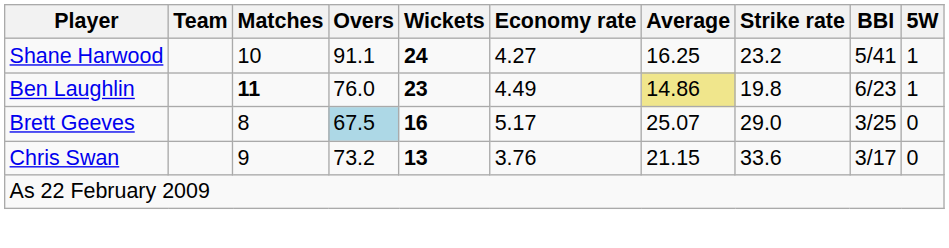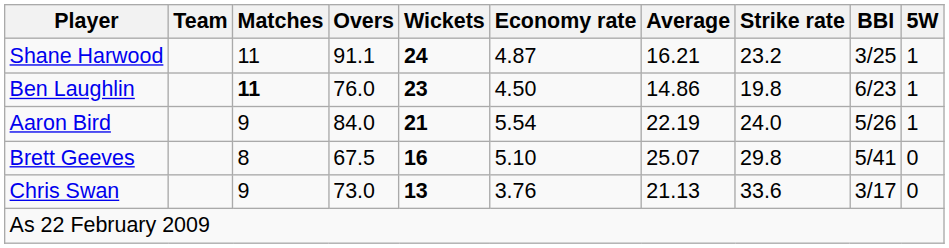(249, 55) 10 -> (249, 55) 11
(516, 55) 4.27 -> (516, 55) 4.87
(673, 55) 16.25 -> (673, 55) 16.21
(876, 55) 5/41 -> (876, 55) 3/25
(516, 89) 4.49 -> (516, 89) 4.50
(673, 89) khaki background -> (673, 89) no background
+ row: (60, 123)
(354, 123) lightblue background -> (354, 157) no background
(516, 123) 5.17 -> (516, 157) 5.10
(761, 123) 29.0 -> (761, 157) 29.8
(876, 123) 3/25 -> (876, 157) 5/41
(354, 157) 73.2 -> (354, 191) 73.0
(673, 157) 21.15 -> (673, 191) 21.13
